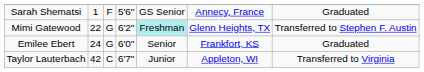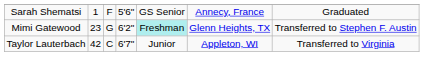(96, 28) 22 -> (96, 28) 23
- row: (46, 43)
